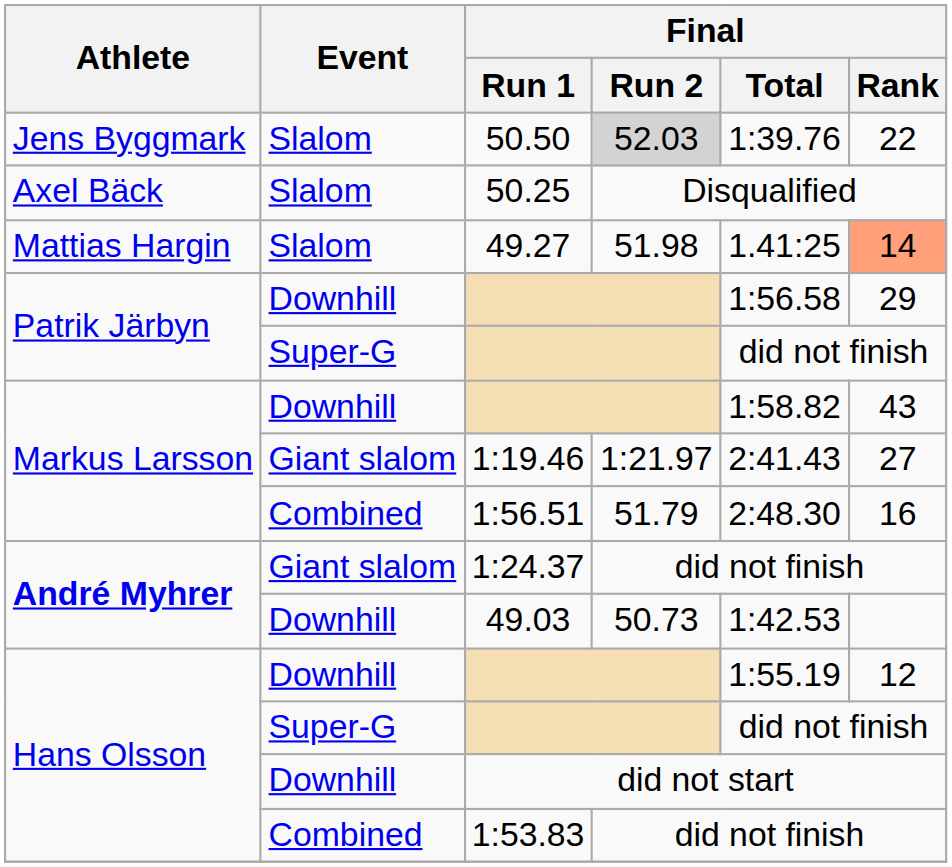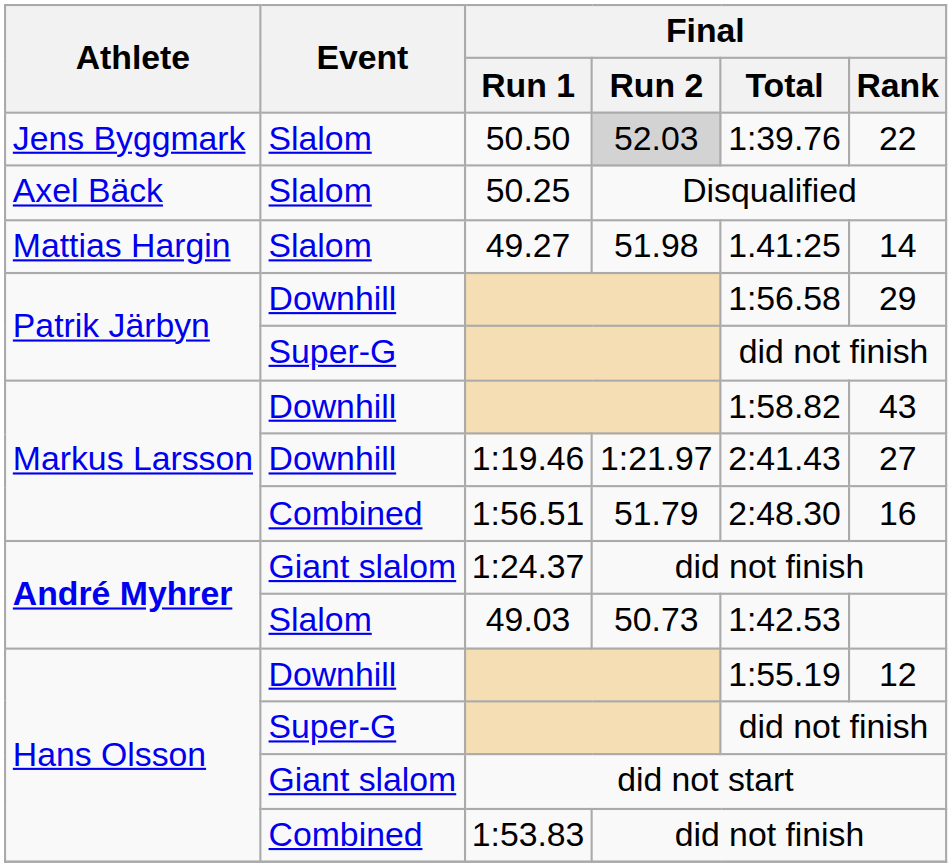(898, 245) lightsalmon background -> (898, 245) no background
(362, 459) Giant slalom -> (332, 459) Downhill
(332, 620) Downhill -> (320, 620) Slalom
(332, 780) Downhill -> (362, 780) Giant slalom
